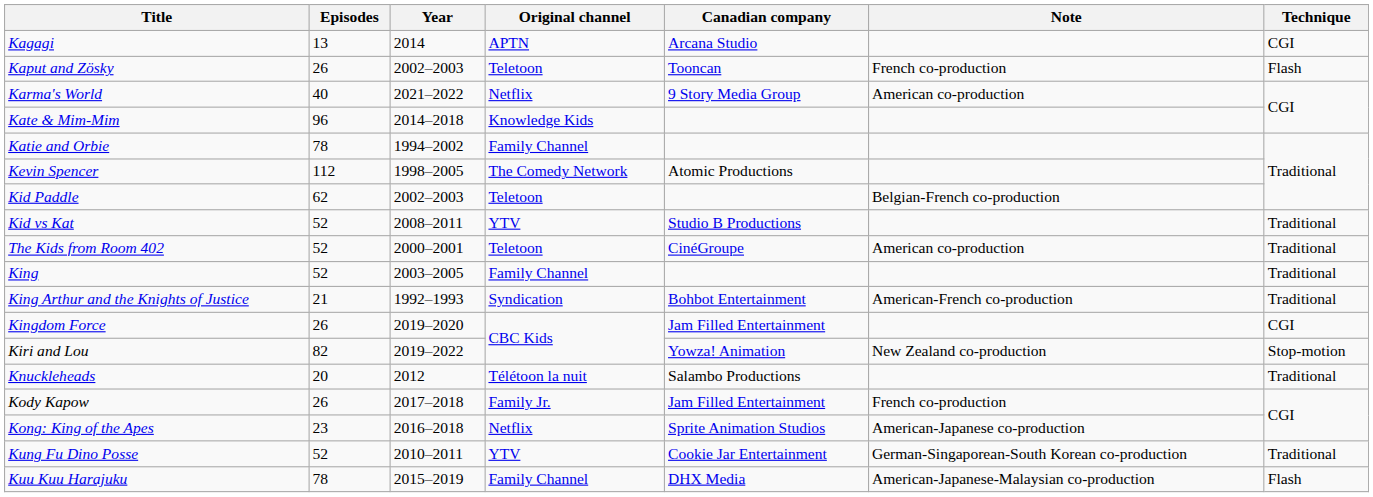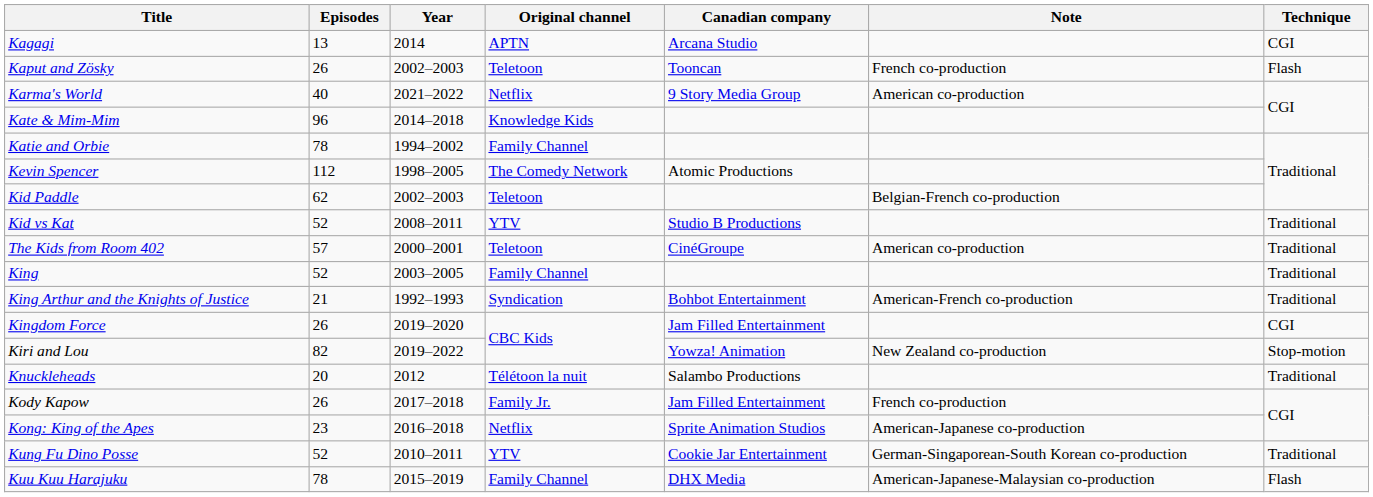(320, 248) 52 -> (320, 248) 57
